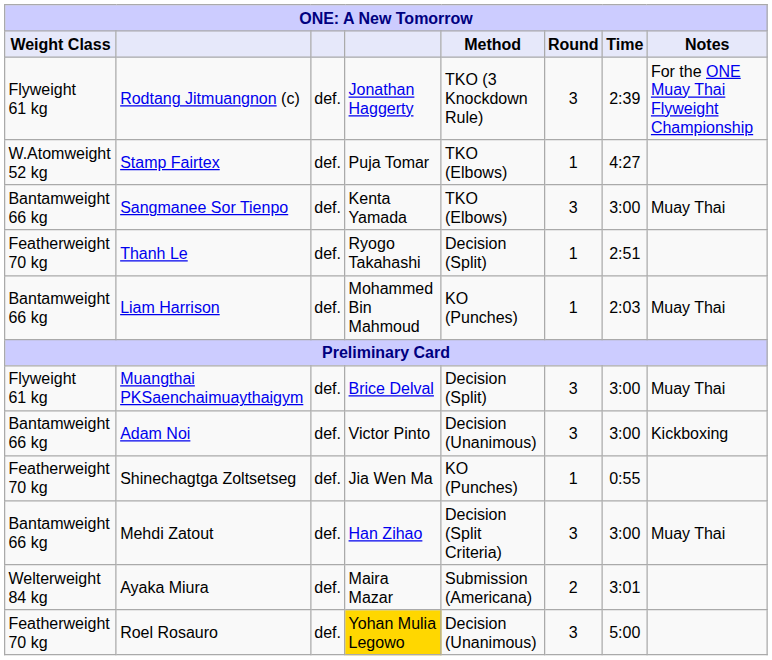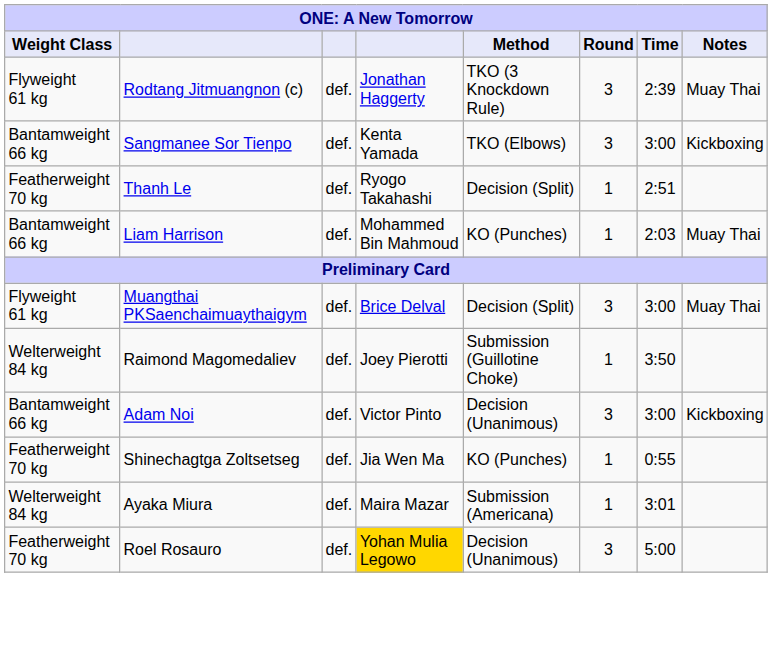(702, 98) For the ONE Muay Thai Flyweight Championship -> (723, 89) Muay Thai
- row: (170, 162)
(688, 207) Muay Thai -> (725, 144) Kickboxing
+ row: (210, 360)
- row: (167, 533)
(573, 587) 2 -> (609, 505) 1
